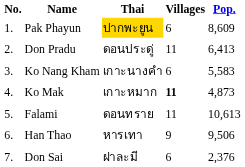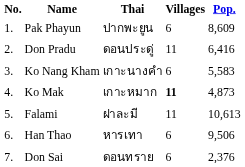(128, 28) gold background -> (128, 28) no background
(221, 49) 6,413 -> (221, 49) 6,416
(128, 114) ดอนทราย -> (120, 114) ฝาละมี
(168, 135) 9 -> (168, 135) 6
(120, 157) ฝาละมี -> (128, 157) ดอนทราย
